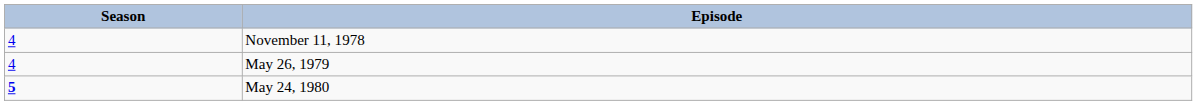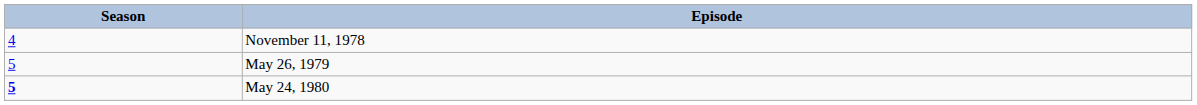(12, 64) 4 -> (12, 64) 5
